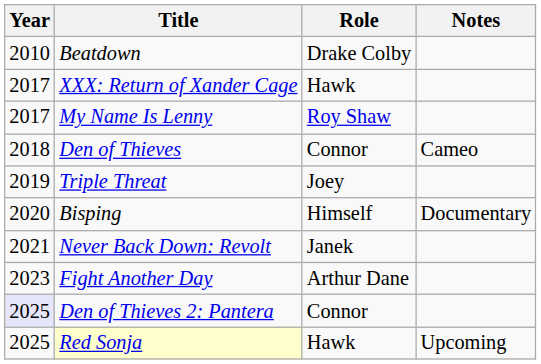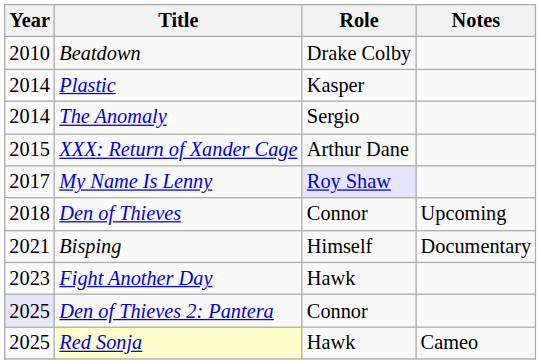+ row: (88, 85)
+ row: (113, 117)
(30, 85) 2017 -> (30, 149) 2015
(331, 85) Hawk -> (358, 149) Arthur Dane
(349, 117) no background -> (349, 181) lavender background
(449, 149) Cameo -> (463, 213) Upcoming
- row: (113, 181)
(30, 213) 2020 -> (30, 246) 2021
- row: (165, 246)
(358, 278) Arthur Dane -> (331, 278) Hawk
(463, 342) Upcoming -> (449, 342) Cameo
